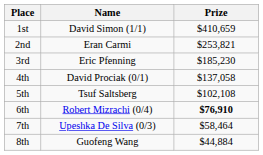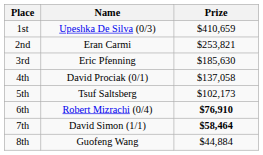(107, 28) David Simon (1/1) -> (107, 28) Upeshka De Silva (0/3)
(216, 61) $185,230 -> (216, 61) $185,630
(216, 93) $102,108 -> (216, 93) $102,173
(107, 126) Upeshka De Silva (0/3) -> (107, 126) David Simon (1/1)
(216, 126) normal -> (216, 126) bold
